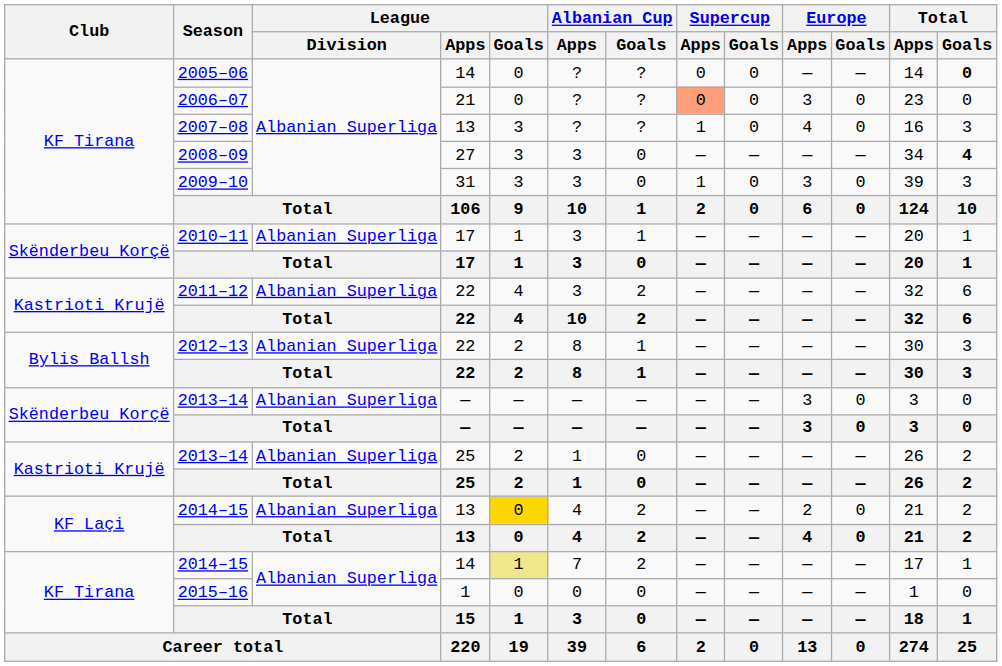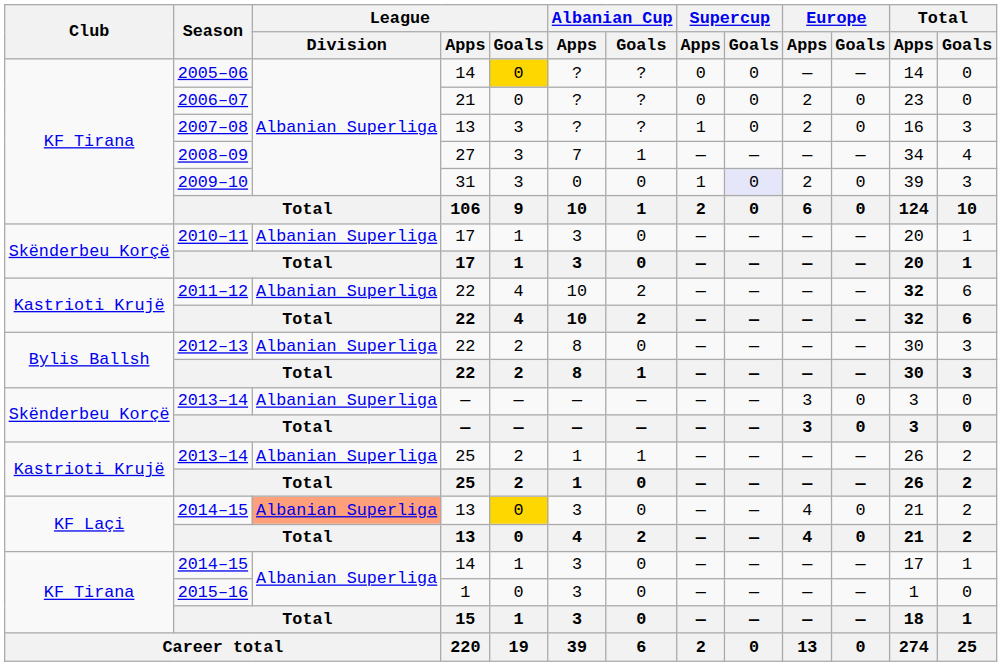(519, 73) no background -> (519, 73) gold background
(967, 73) bold -> (967, 73) normal
(701, 100) lightsalmon background -> (701, 100) no background
(807, 100) 3 -> (807, 100) 2
(807, 128) 4 -> (807, 128) 2
(577, 155) 3 -> (577, 155) 7
(641, 155) 0 -> (641, 155) 1
(967, 155) bold -> (967, 155) normal
(577, 182) 3 -> (577, 182) 0
(754, 182) no background -> (754, 182) lavender background
(807, 182) 3 -> (807, 182) 2
(641, 237) 1 -> (641, 237) 0
(577, 292) 3 -> (577, 292) 10
(914, 292) normal -> (914, 292) bold
(641, 346) 1 -> (641, 346) 0
(641, 456) 0 -> (641, 456) 1
(347, 510) no background -> (347, 510) lightsalmon background
(577, 510) 4 -> (577, 510) 3
(641, 510) 2 -> (641, 510) 0
(807, 510) 2 -> (807, 510) 4
(519, 565) khaki background -> (519, 565) no background
(577, 565) 7 -> (577, 565) 3
(641, 565) 2 -> (641, 565) 0
(577, 592) 0 -> (577, 592) 3
